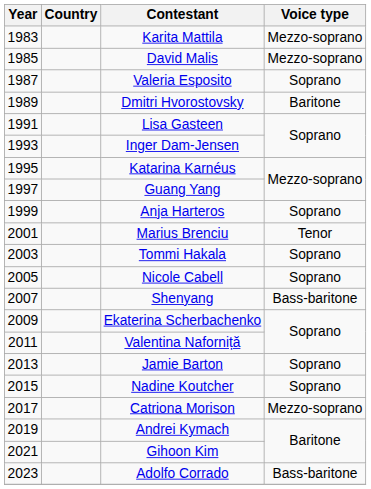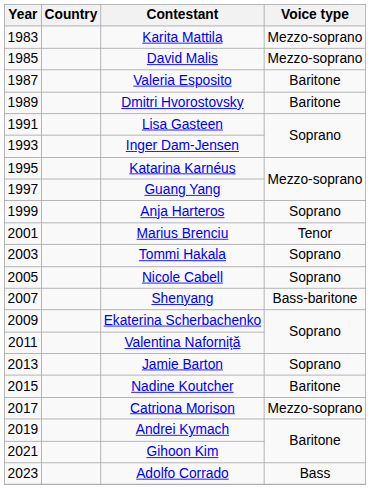(315, 80) Soprano -> (315, 80) Baritone
(315, 386) Soprano -> (315, 386) Baritone
(315, 473) Bass-baritone -> (315, 473) Bass
